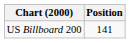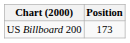(105, 29) 141 -> (105, 29) 173
